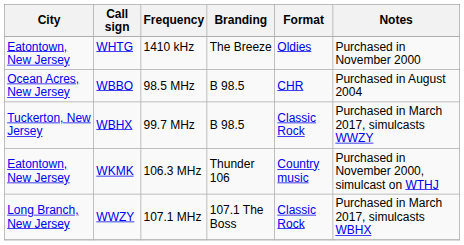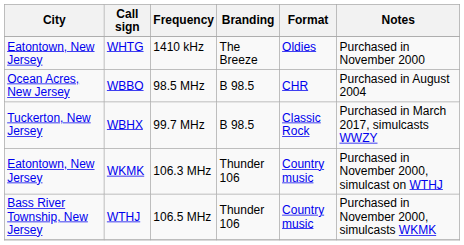+ row: (124, 217)
- row: (115, 217)
